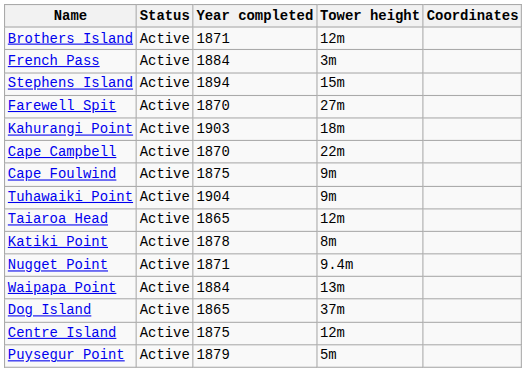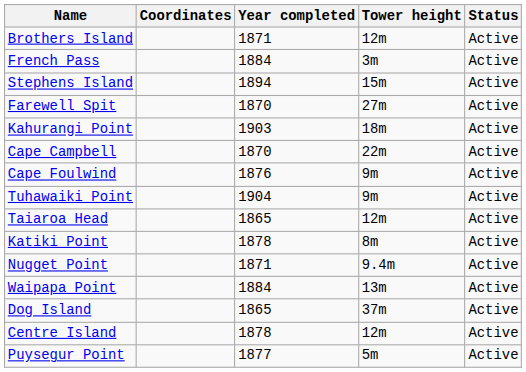columns swapped: (473, 16) <-> (165, 16)
(213, 175) 1875 -> (255, 175) 1876
(213, 333) 1875 -> (255, 333) 1878
(213, 356) 1879 -> (255, 356) 1877
